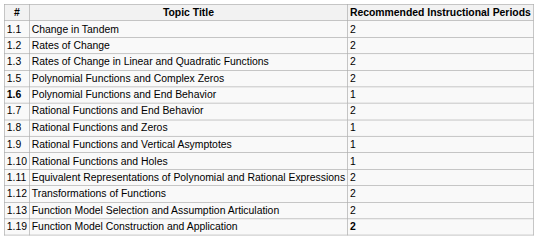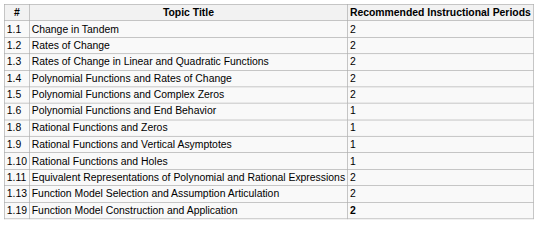+ row: (132, 78)
(14, 95) bold -> (14, 111) normal
- row: (118, 111)
- row: (99, 194)
